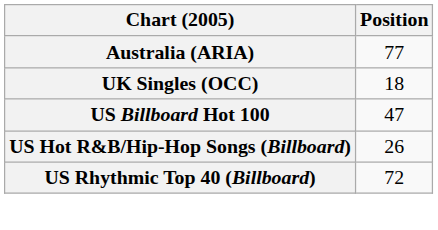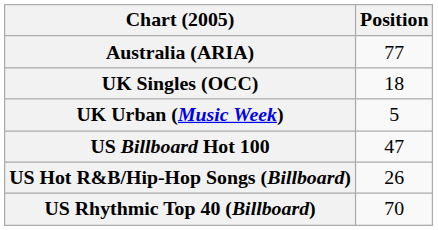+ row: (180, 114)
(394, 177) 72 -> (394, 209) 70
